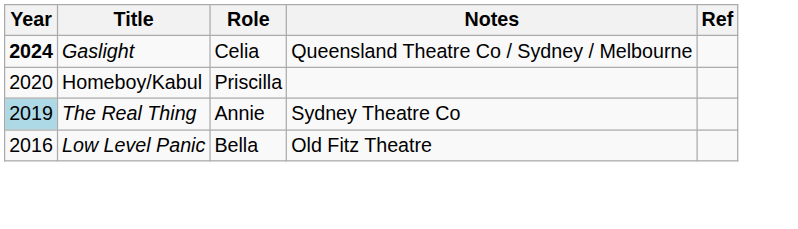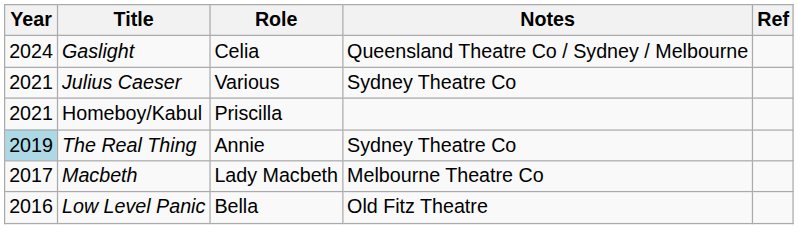(31, 51) bold -> (31, 51) normal
+ row: (122, 82)
(31, 82) 2020 -> (31, 113) 2021
+ row: (100, 176)
